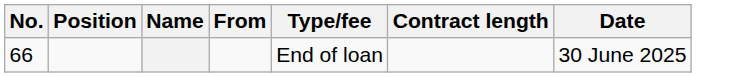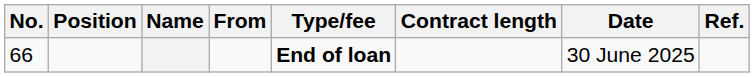+ column: (724, 21)
(330, 54) normal -> (334, 54) bold
